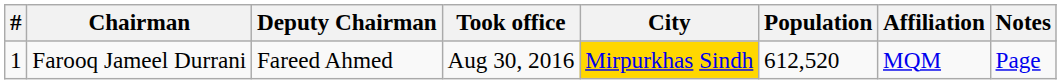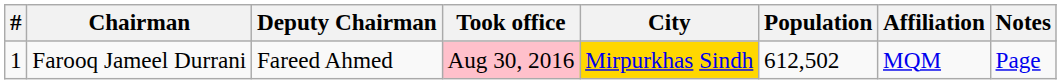(511, 59) no background -> (511, 59) pink background
(802, 59) 612,520 -> (802, 59) 612,502
